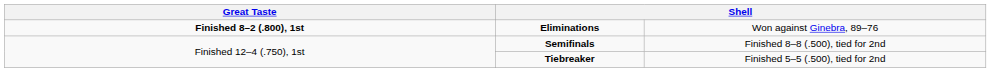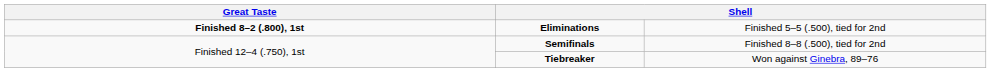(815, 28) Won against Ginebra, 89–76 -> (815, 28) Finished 5–5 (.500), tied for 2nd
(815, 59) Finished 5–5 (.500), tied for 2nd -> (815, 59) Won against Ginebra, 89–76
